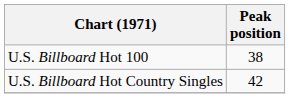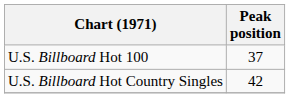(255, 57) 38 -> (255, 57) 37
